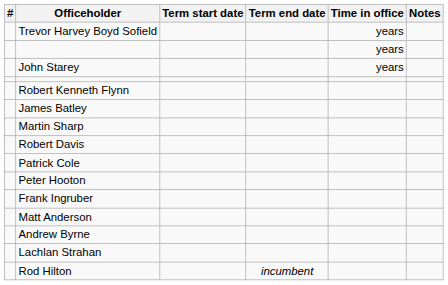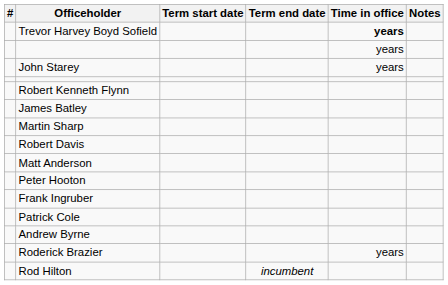(390, 31) normal -> (389, 31) bold
rows swapped: (49, 162) <-> (55, 216)
+ row: (61, 252)
- row: (60, 252)
